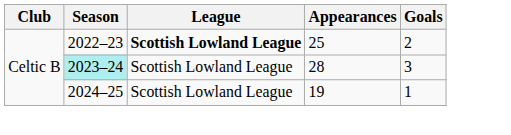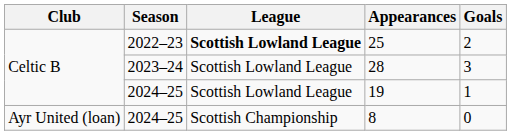(96, 67) paleturquoise background -> (155, 67) no background
+ row: (372, 117)
